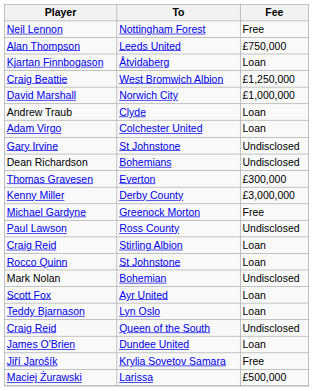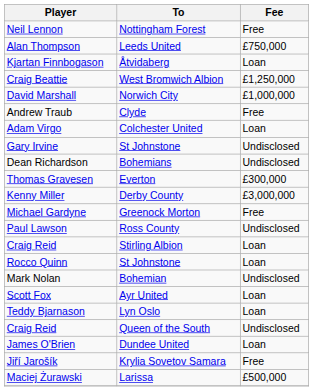(254, 112) Loan -> (253, 112) Free
